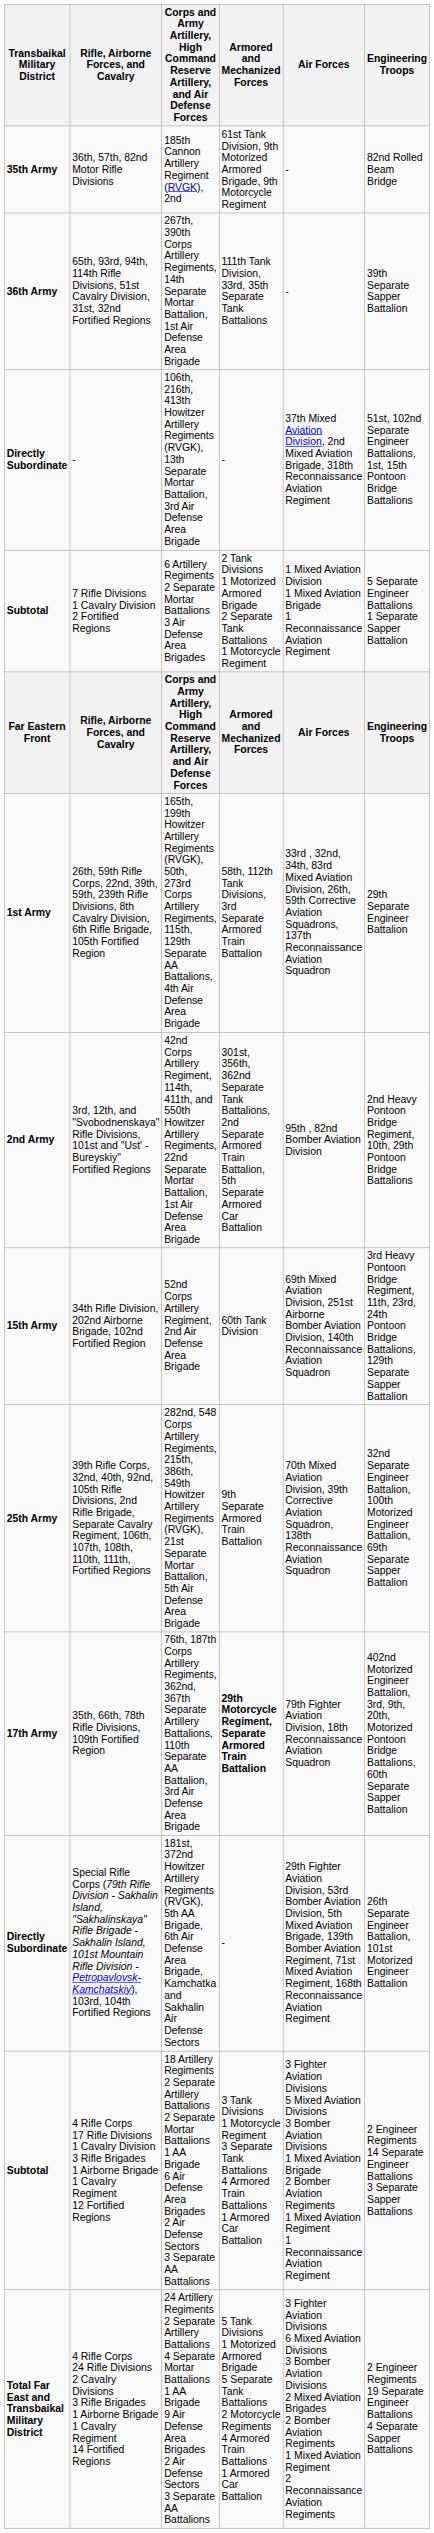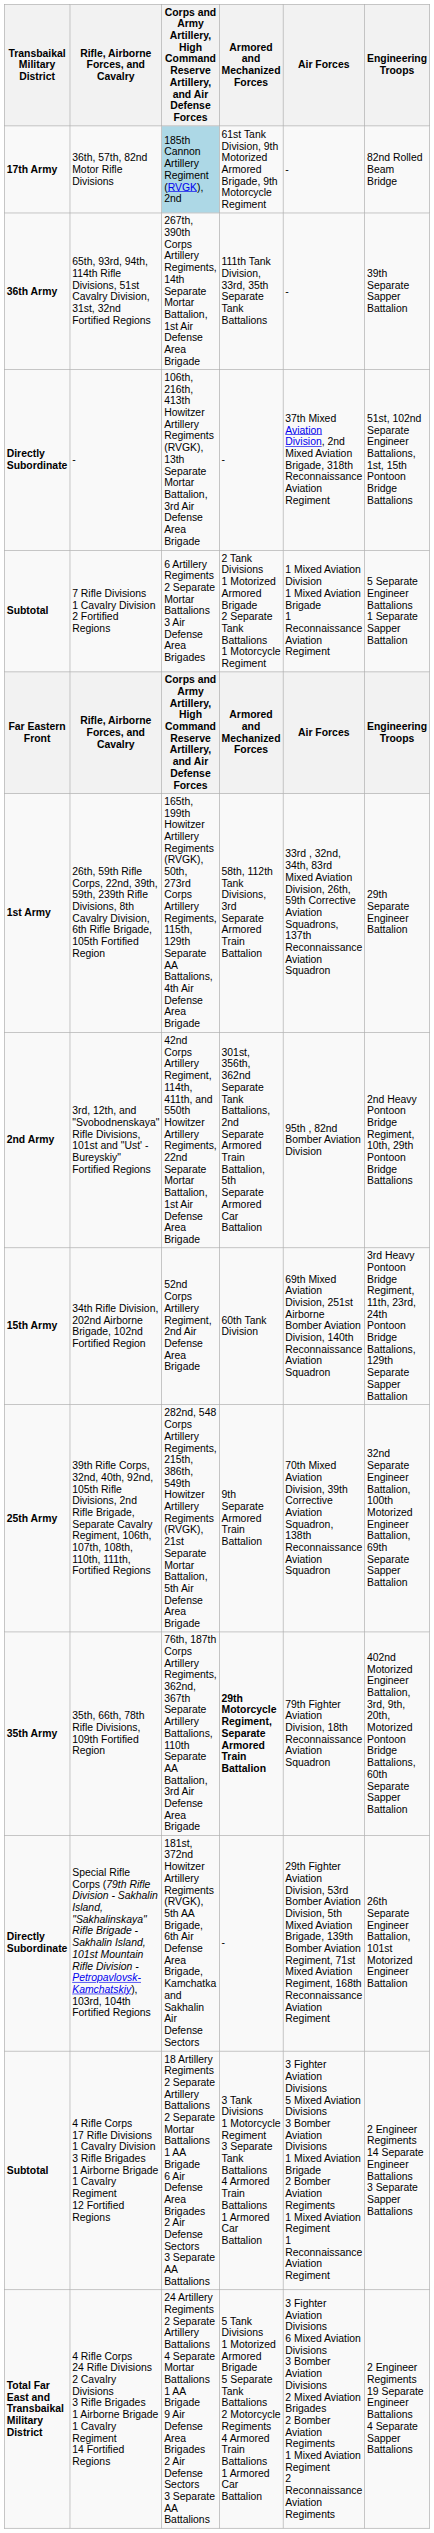(32, 169) 35th Army -> (32, 169) 17th Army
(186, 169) no background -> (186, 169) lightblue background
(32, 1733) 17th Army -> (32, 1733) 35th Army
